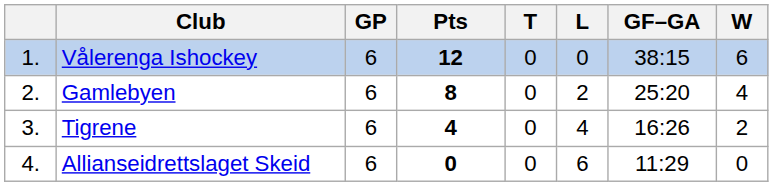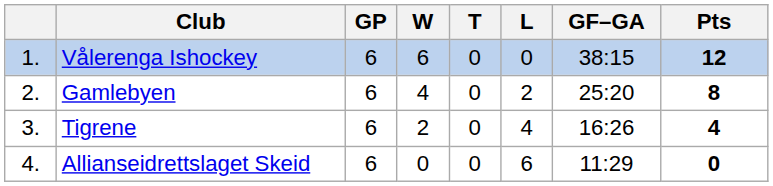columns swapped: (742, 22) <-> (451, 22)
